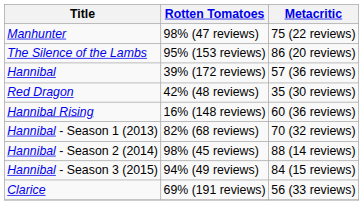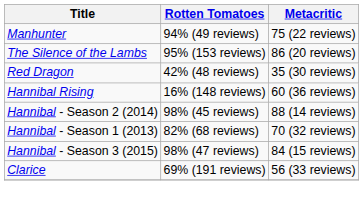(211, 33) 98% (47 reviews) -> (211, 33) 94% (49 reviews)
- row: (32, 72)
rows swapped: (83, 131) <-> (83, 151)
(211, 170) 94% (49 reviews) -> (211, 151) 98% (47 reviews)
